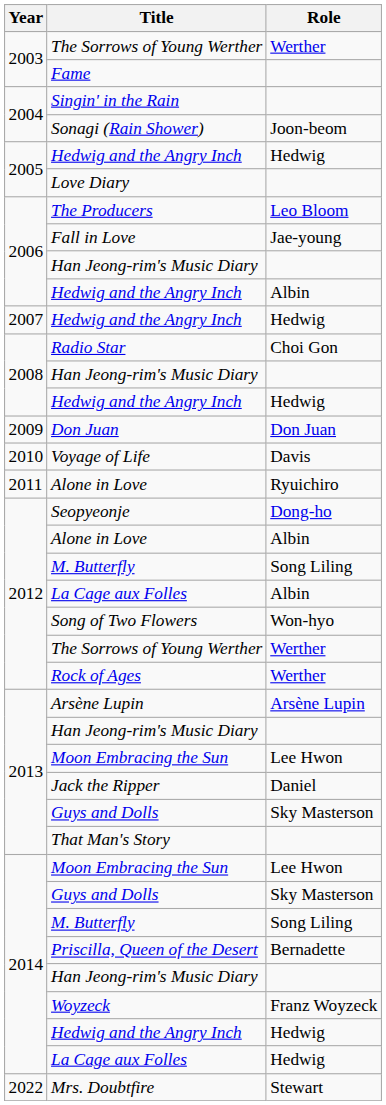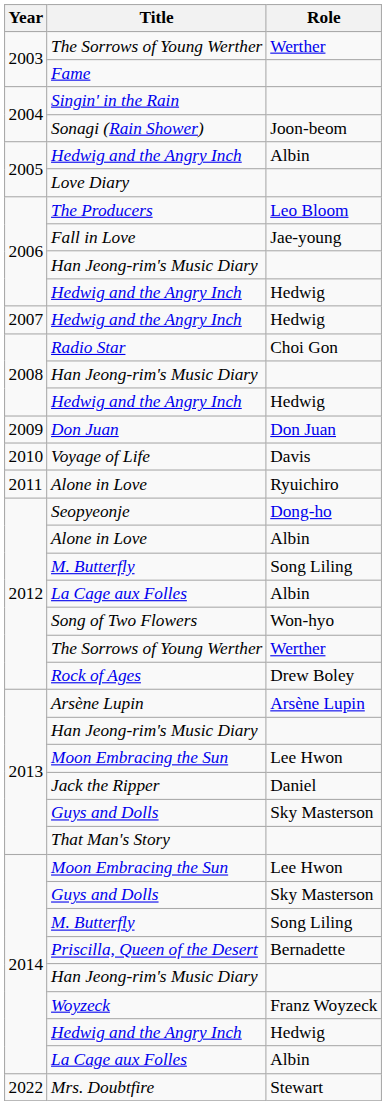(298, 155) Hedwig -> (290, 155) Albin
(290, 292) Albin -> (298, 292) Hedwig
(298, 675) Werther -> (312, 675) Drew Boley
(298, 1059) Hedwig -> (290, 1059) Albin
